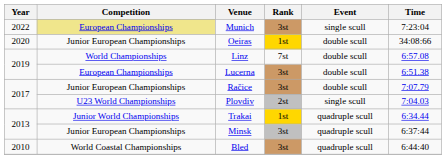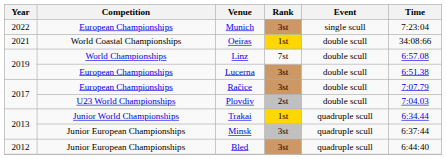(126, 27) khaki background -> (126, 27) no background
(21, 42) 2020 -> (21, 42) 2021
(126, 42) Junior European Championships -> (126, 42) World Coastal Championships
(126, 87) Junior European Championships -> (126, 87) European Championships
(345, 102) single scull -> (345, 102) double scull
(21, 147) 2010 -> (21, 147) 2012
(126, 147) World Coastal Championships -> (126, 147) Junior European Championships
